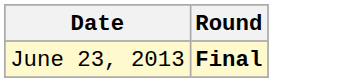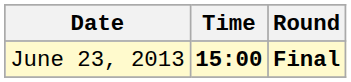+ column: (229, 23)
